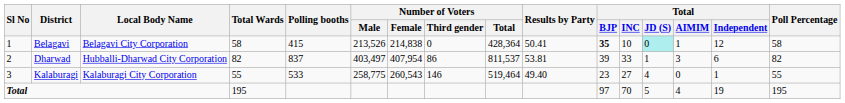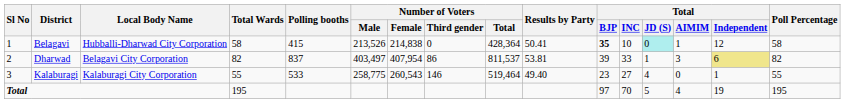(135, 43) Belagavi City Corporation -> (155, 43) Hubballi-Dharwad City Corporation
(155, 59) Hubballi-Dharwad City Corporation -> (135, 59) Belagavi City Corporation
(716, 59) no background -> (716, 59) khaki background
